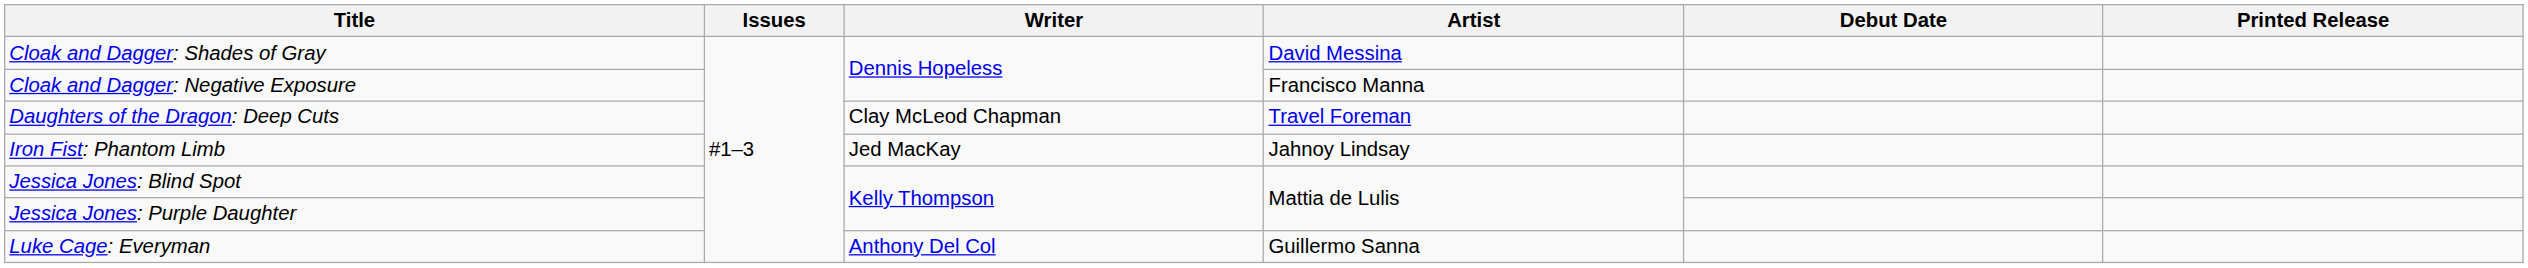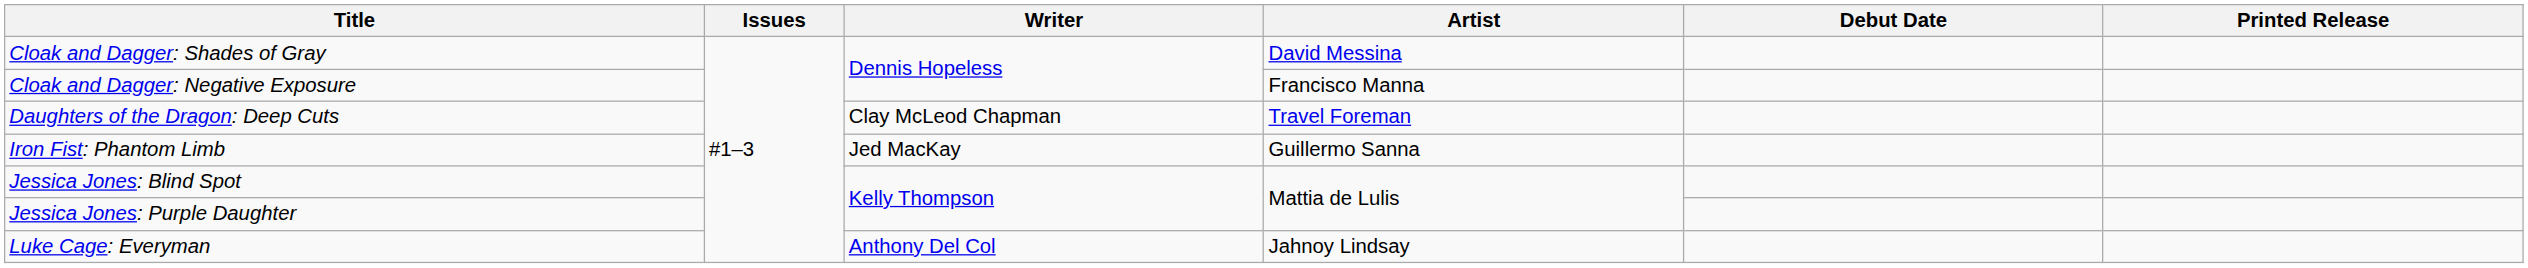(1339, 149) Jahnoy Lindsay -> (1344, 149) Guillermo Sanna
(1344, 246) Guillermo Sanna -> (1339, 246) Jahnoy Lindsay
